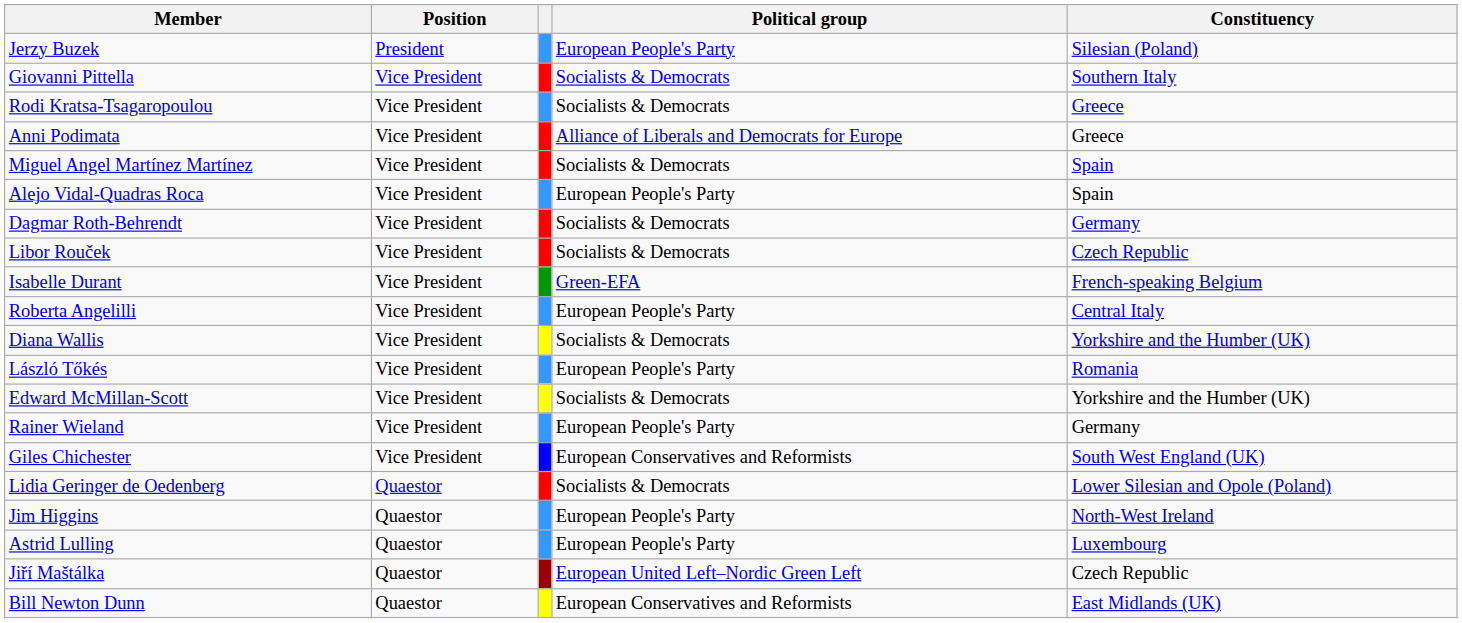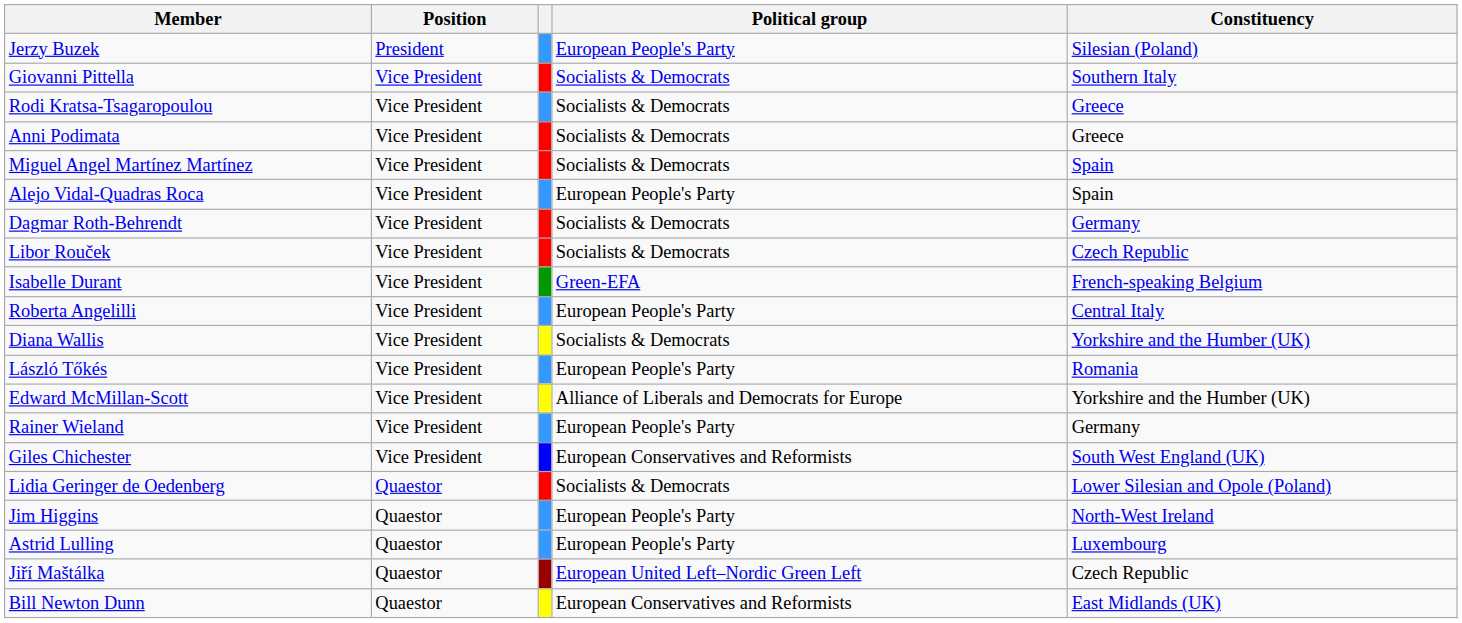(729, 135) Alliance of Liberals and Democrats for Europe -> (643, 135) Socialists & Democrats
(643, 398) Socialists & Democrats -> (729, 398) Alliance of Liberals and Democrats for Europe
